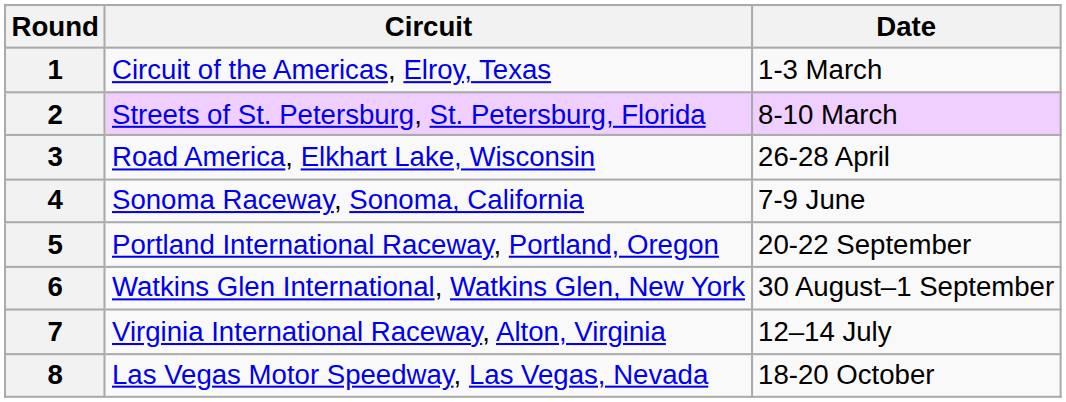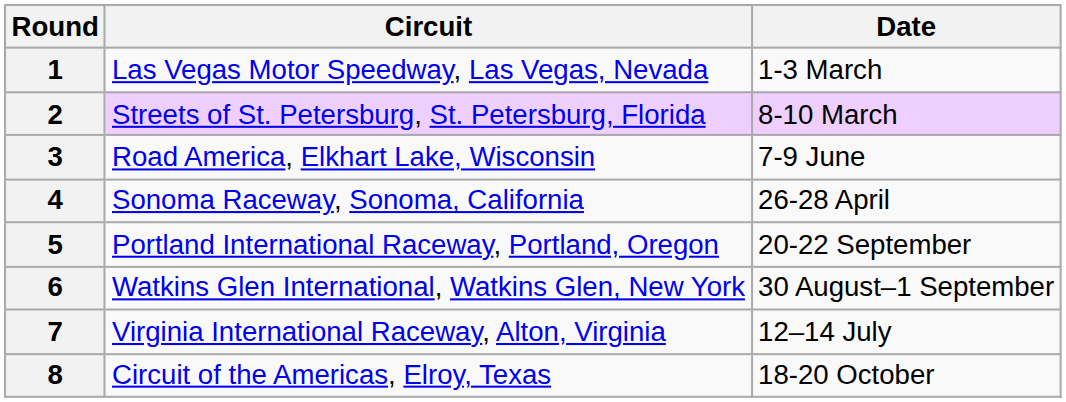(332, 70) Circuit of the Americas, Elroy, Texas -> (410, 70) Las Vegas Motor Speedway, Las Vegas, Nevada
(824, 157) 26-28 April -> (812, 157) 7-9 June
(812, 200) 7-9 June -> (824, 200) 26-28 April
(410, 375) Las Vegas Motor Speedway, Las Vegas, Nevada -> (332, 375) Circuit of the Americas, Elroy, Texas
